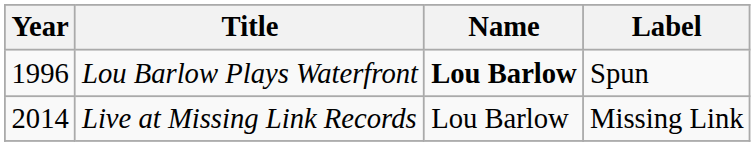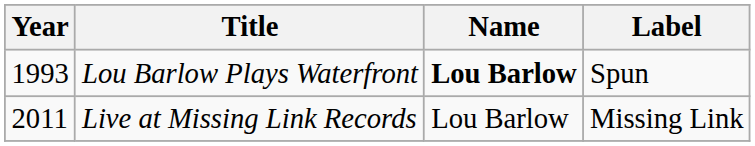(40, 72) 1996 -> (40, 72) 1993
(40, 118) 2014 -> (40, 118) 2011
